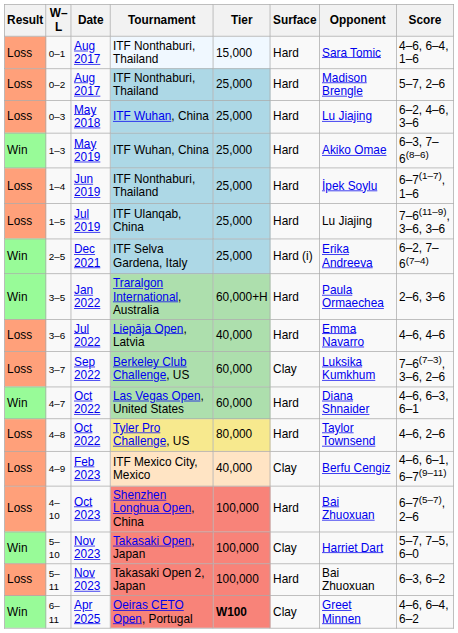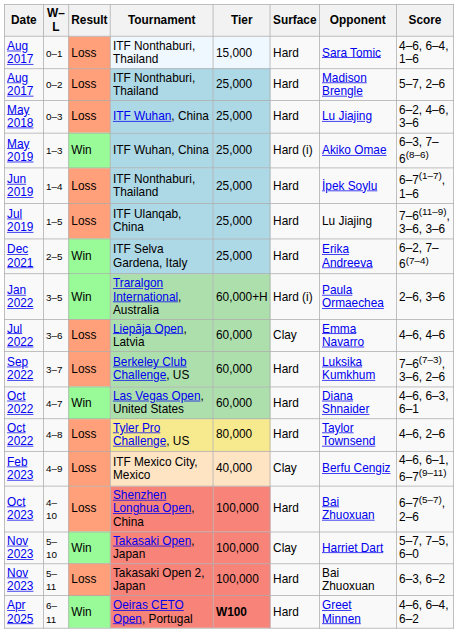columns swapped: (25, 20) <-> (91, 20)
(286, 150) Hard -> (293, 150) Hard (i)
(293, 256) Hard (i) -> (286, 256) Hard
(286, 296) Hard -> (293, 296) Hard (i)
(234, 335) 40,000 -> (234, 335) 60,000
(286, 335) Hard -> (285, 335) Clay
(285, 369) Clay -> (286, 369) Hard
(285, 612) Clay -> (286, 612) Hard
